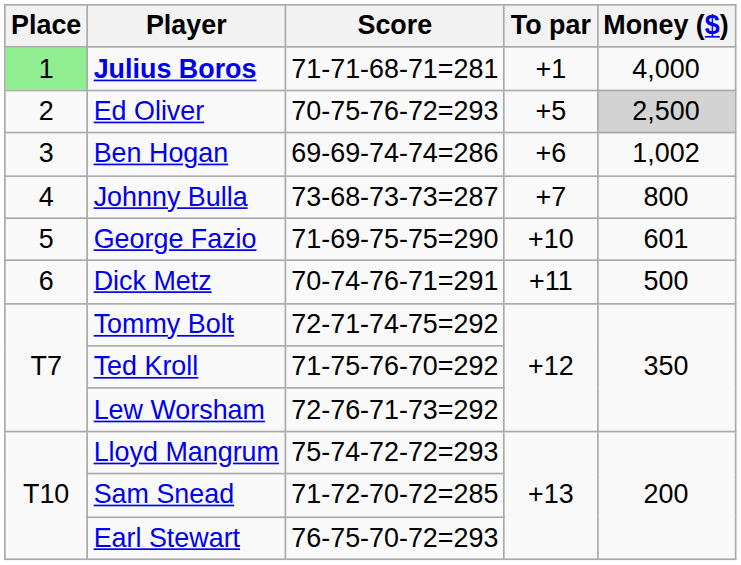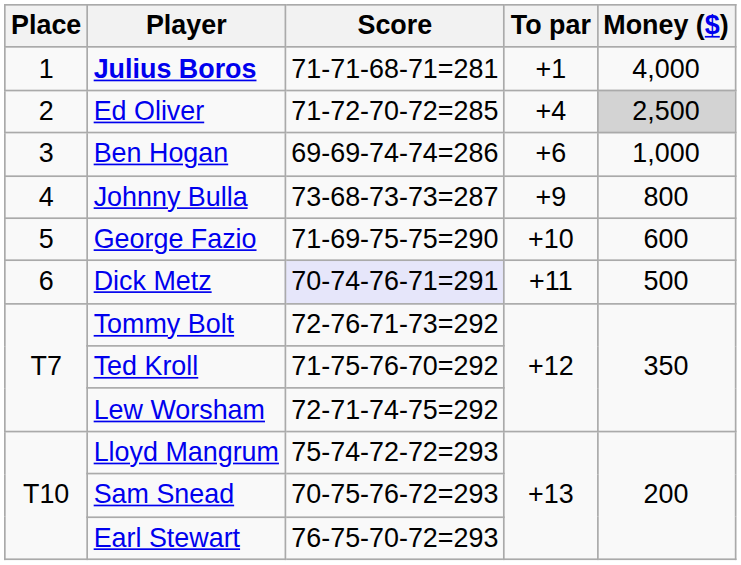(46, 68) lightgreen background -> (46, 68) no background
(395, 111) 70-75-76-72=293 -> (395, 111) 71-72-70-72=285
(551, 111) +5 -> (551, 111) +4
(666, 153) 1,002 -> (666, 153) 1,000
(551, 196) +7 -> (551, 196) +9
(666, 238) 601 -> (666, 238) 600
(395, 281) no background -> (395, 281) lavender background
(395, 324) 72-71-74-75=292 -> (395, 324) 72-76-71-73=292
(395, 409) 72-76-71-73=292 -> (395, 409) 72-71-74-75=292
(395, 494) 71-72-70-72=285 -> (395, 494) 70-75-76-72=293
